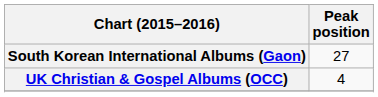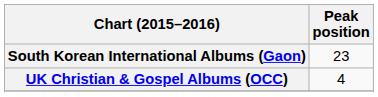(341, 56) 27 -> (341, 56) 23
